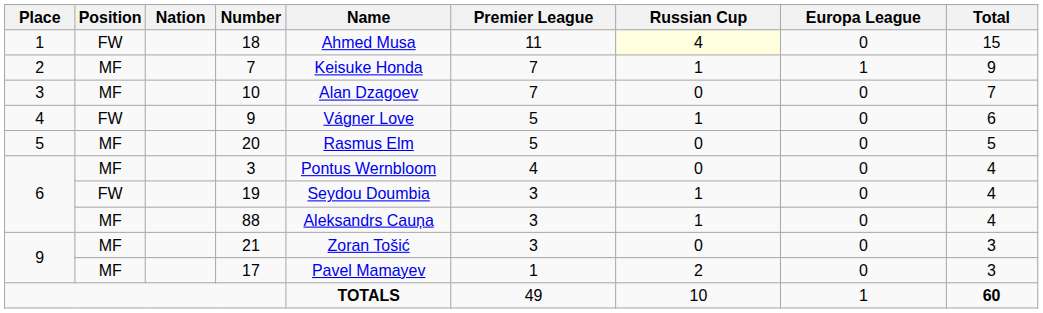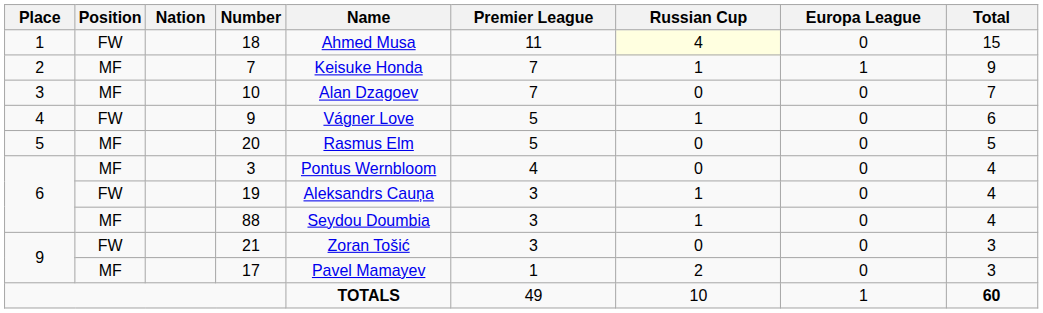(369, 194) Seydou Doumbia -> (369, 194) Aleksandrs Cauņa
(369, 219) Aleksandrs Cauņa -> (369, 219) Seydou Doumbia
(110, 245) MF -> (110, 245) FW
